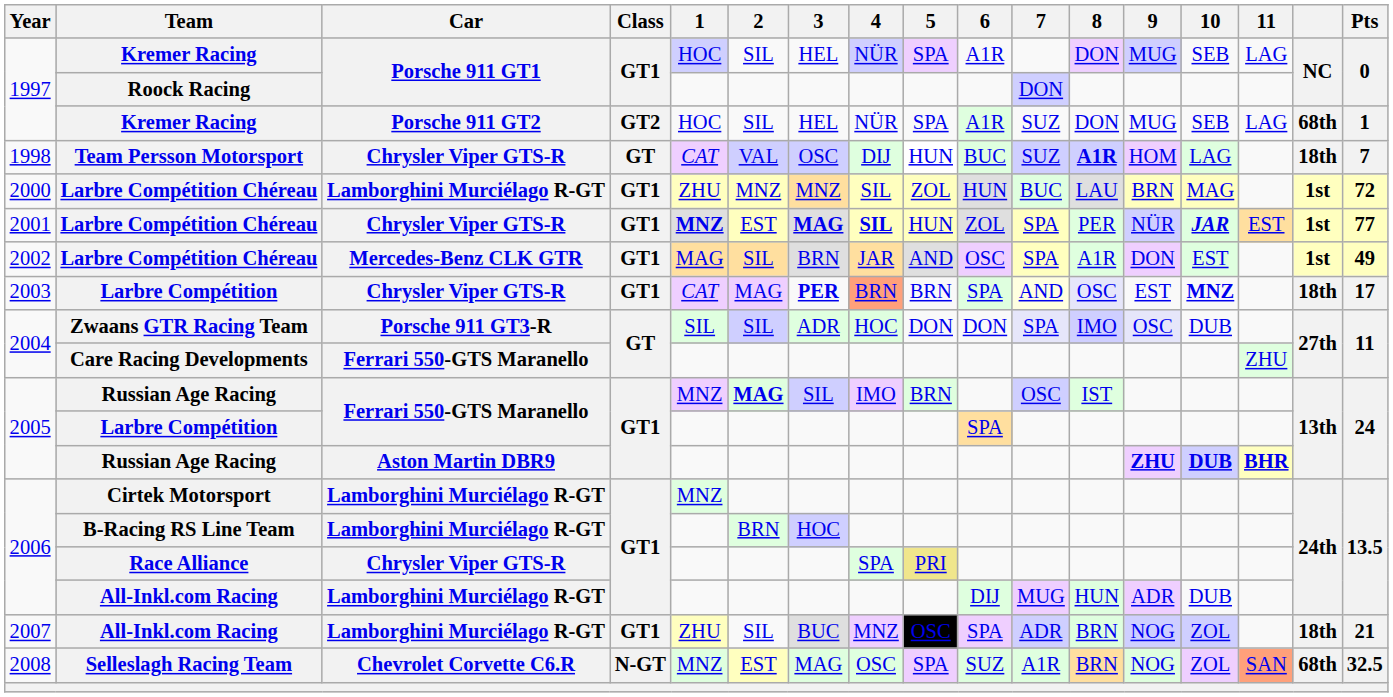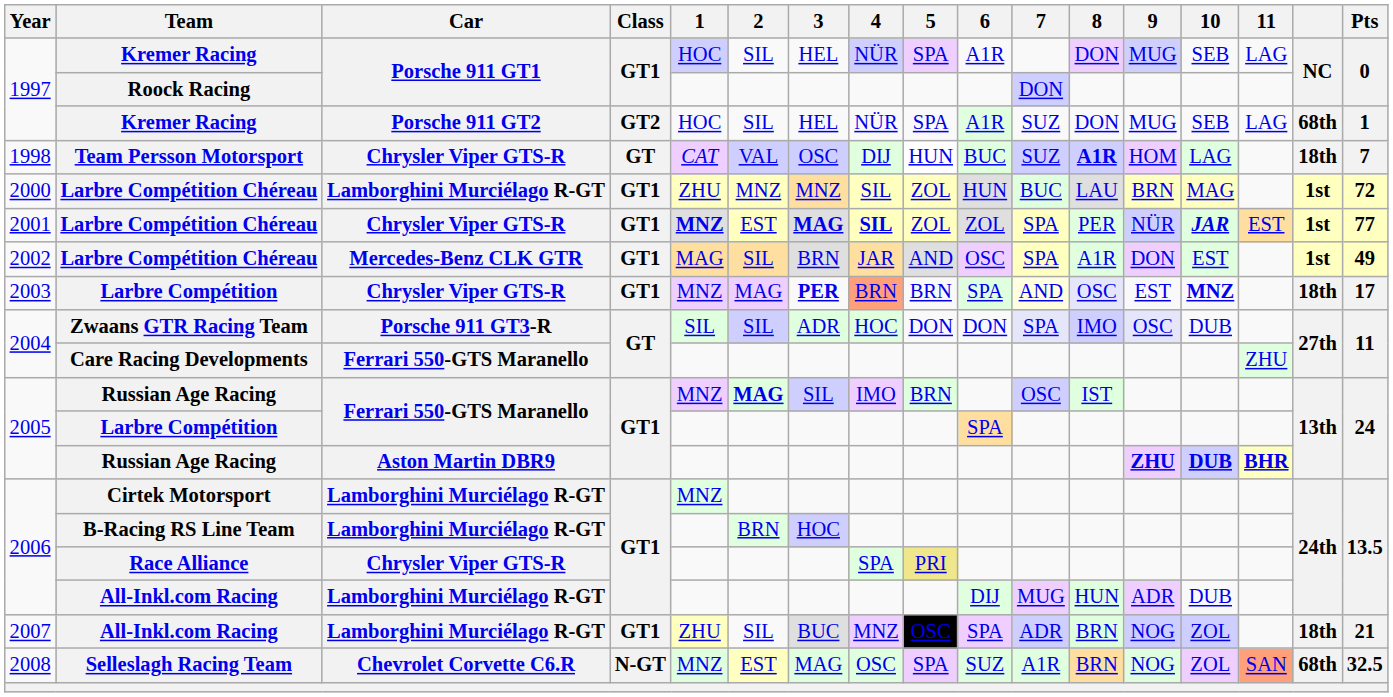(931, 224) HUN -> (931, 224) ZOL
(700, 292) CAT -> (700, 292) MNZ
